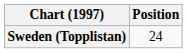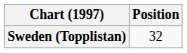(156, 36) 24 -> (156, 36) 32
